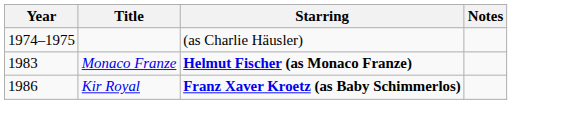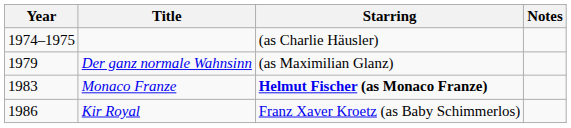+ row: (167, 63)
(322, 87) bold -> (390, 110) normal
